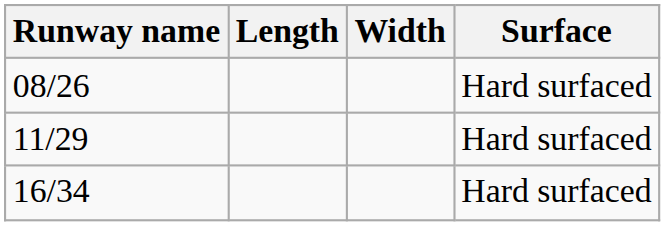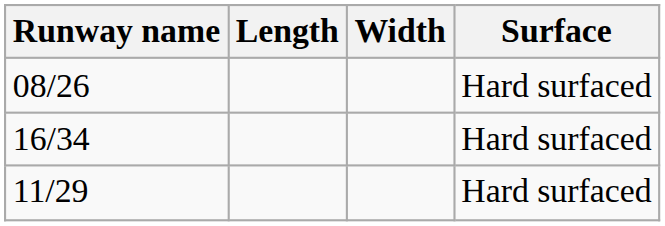rows swapped: (51, 191) <-> (51, 138)
